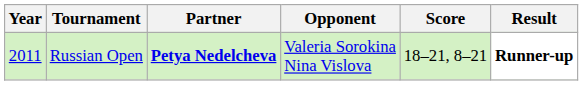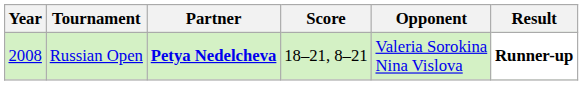columns swapped: (340, 18) <-> (445, 18)
(25, 56) 2011 -> (25, 56) 2008
